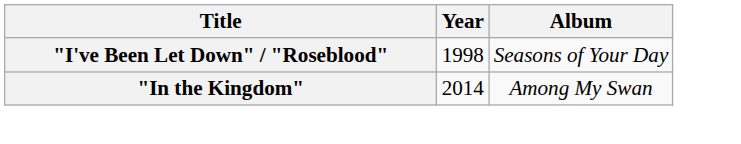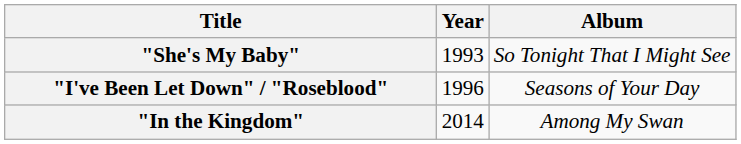+ row: (221, 54)
(463, 54) 1998 -> (463, 88) 1996
